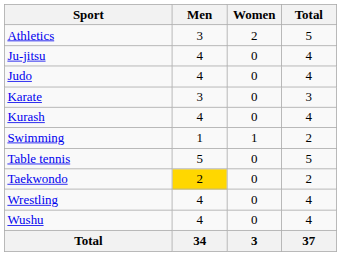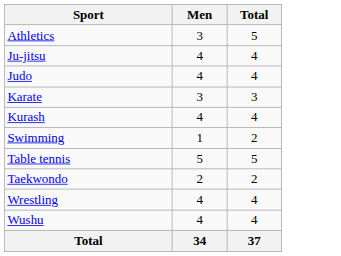- column: (254, 14)
(200, 179) gold background -> (200, 179) no background
